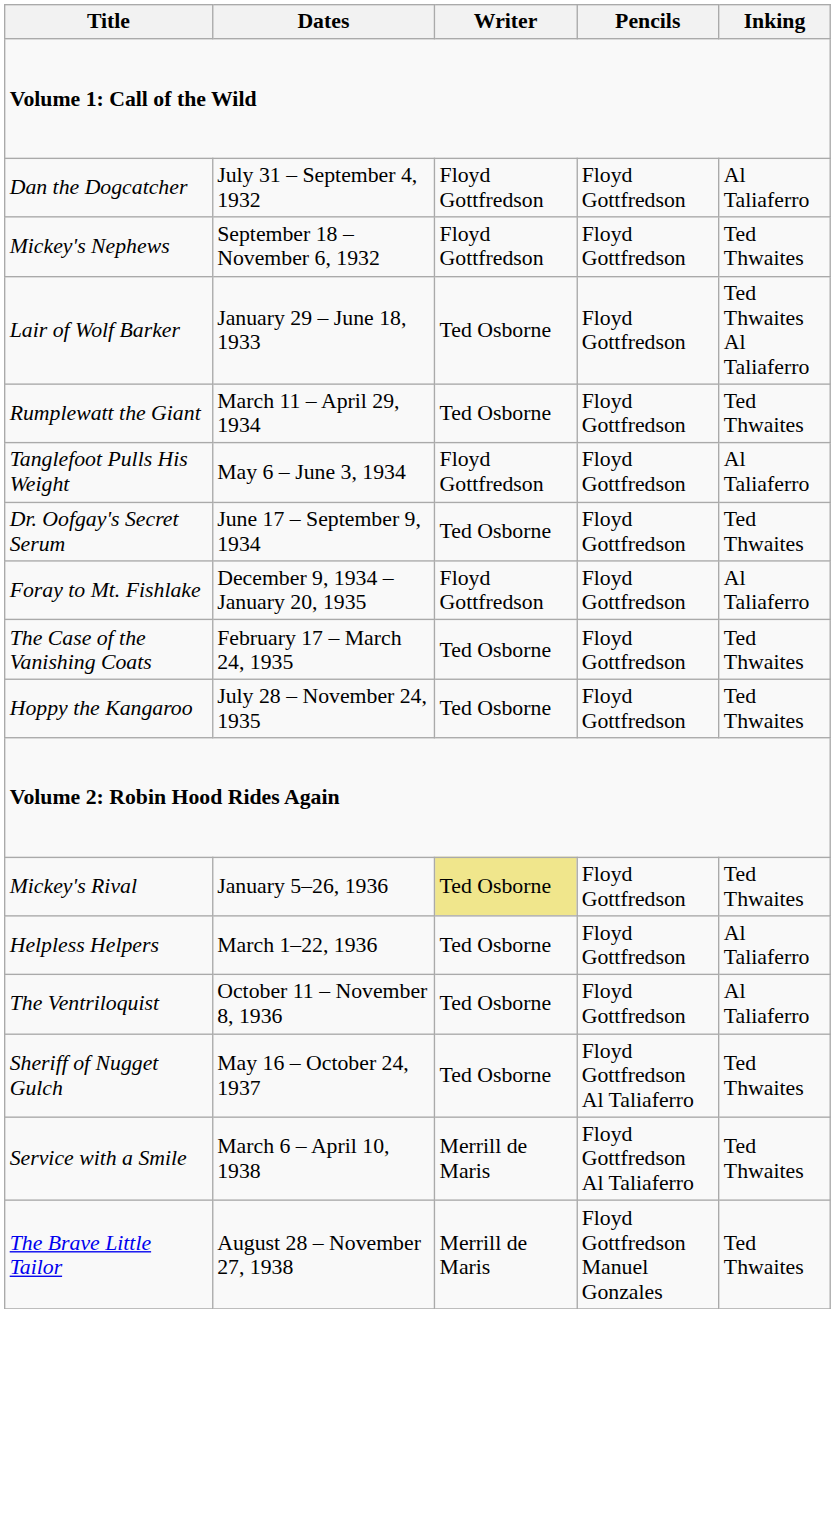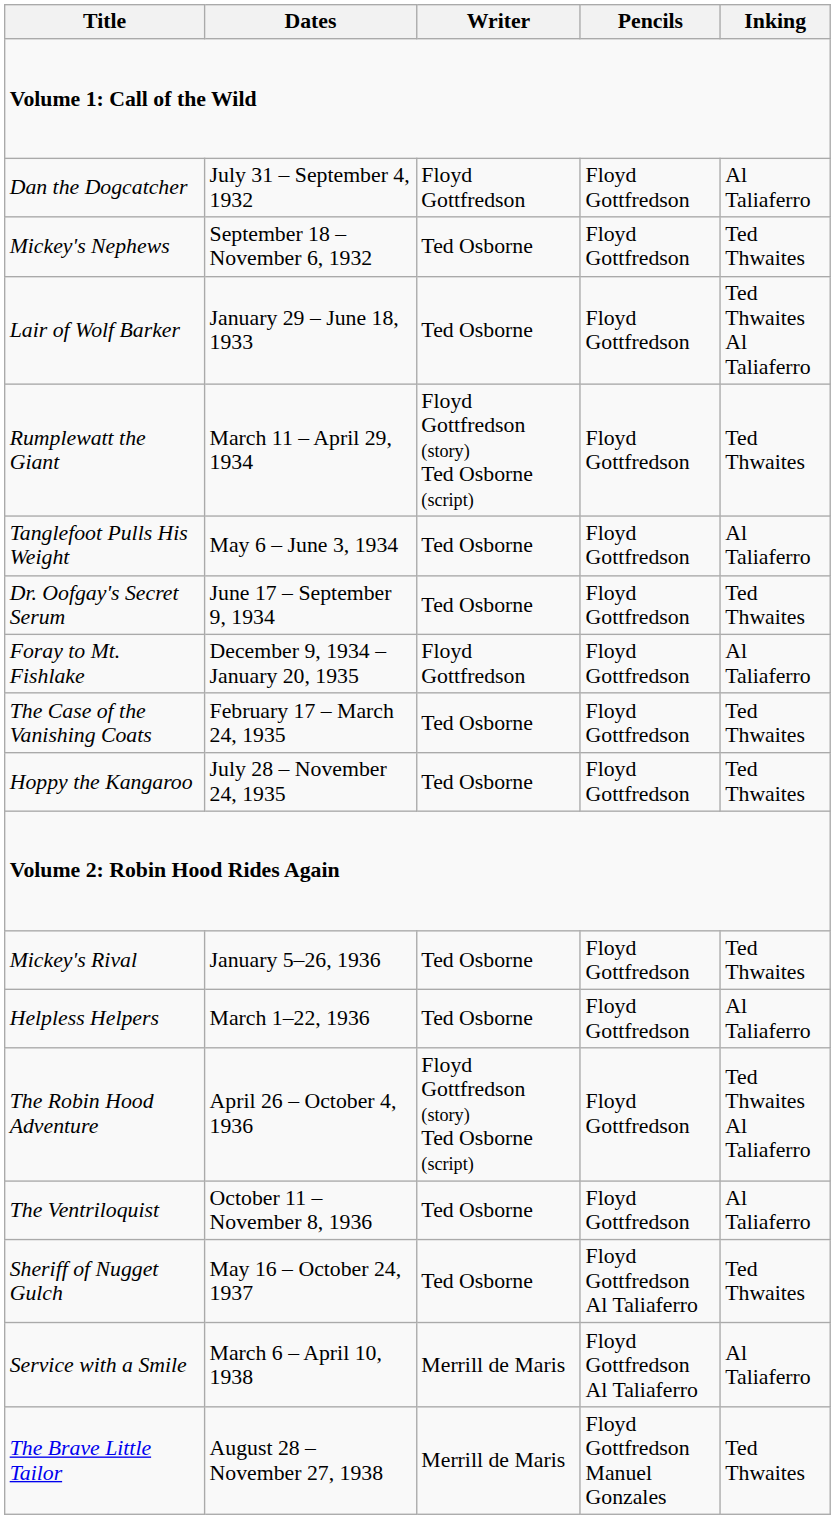(492, 246) Floyd Gottfredson -> (477, 246) Ted Osborne
(495, 413) Ted Osborne -> (477, 449) Floyd Gottfredson (story) Ted Osborne (script)
(492, 472) Floyd Gottfredson -> (477, 545) Ted Osborne
(495, 886) khaki background -> (477, 959) no background
+ row: (82, 1114)
(764, 1158) Ted Thwaites -> (768, 1364) Al Taliaferro
